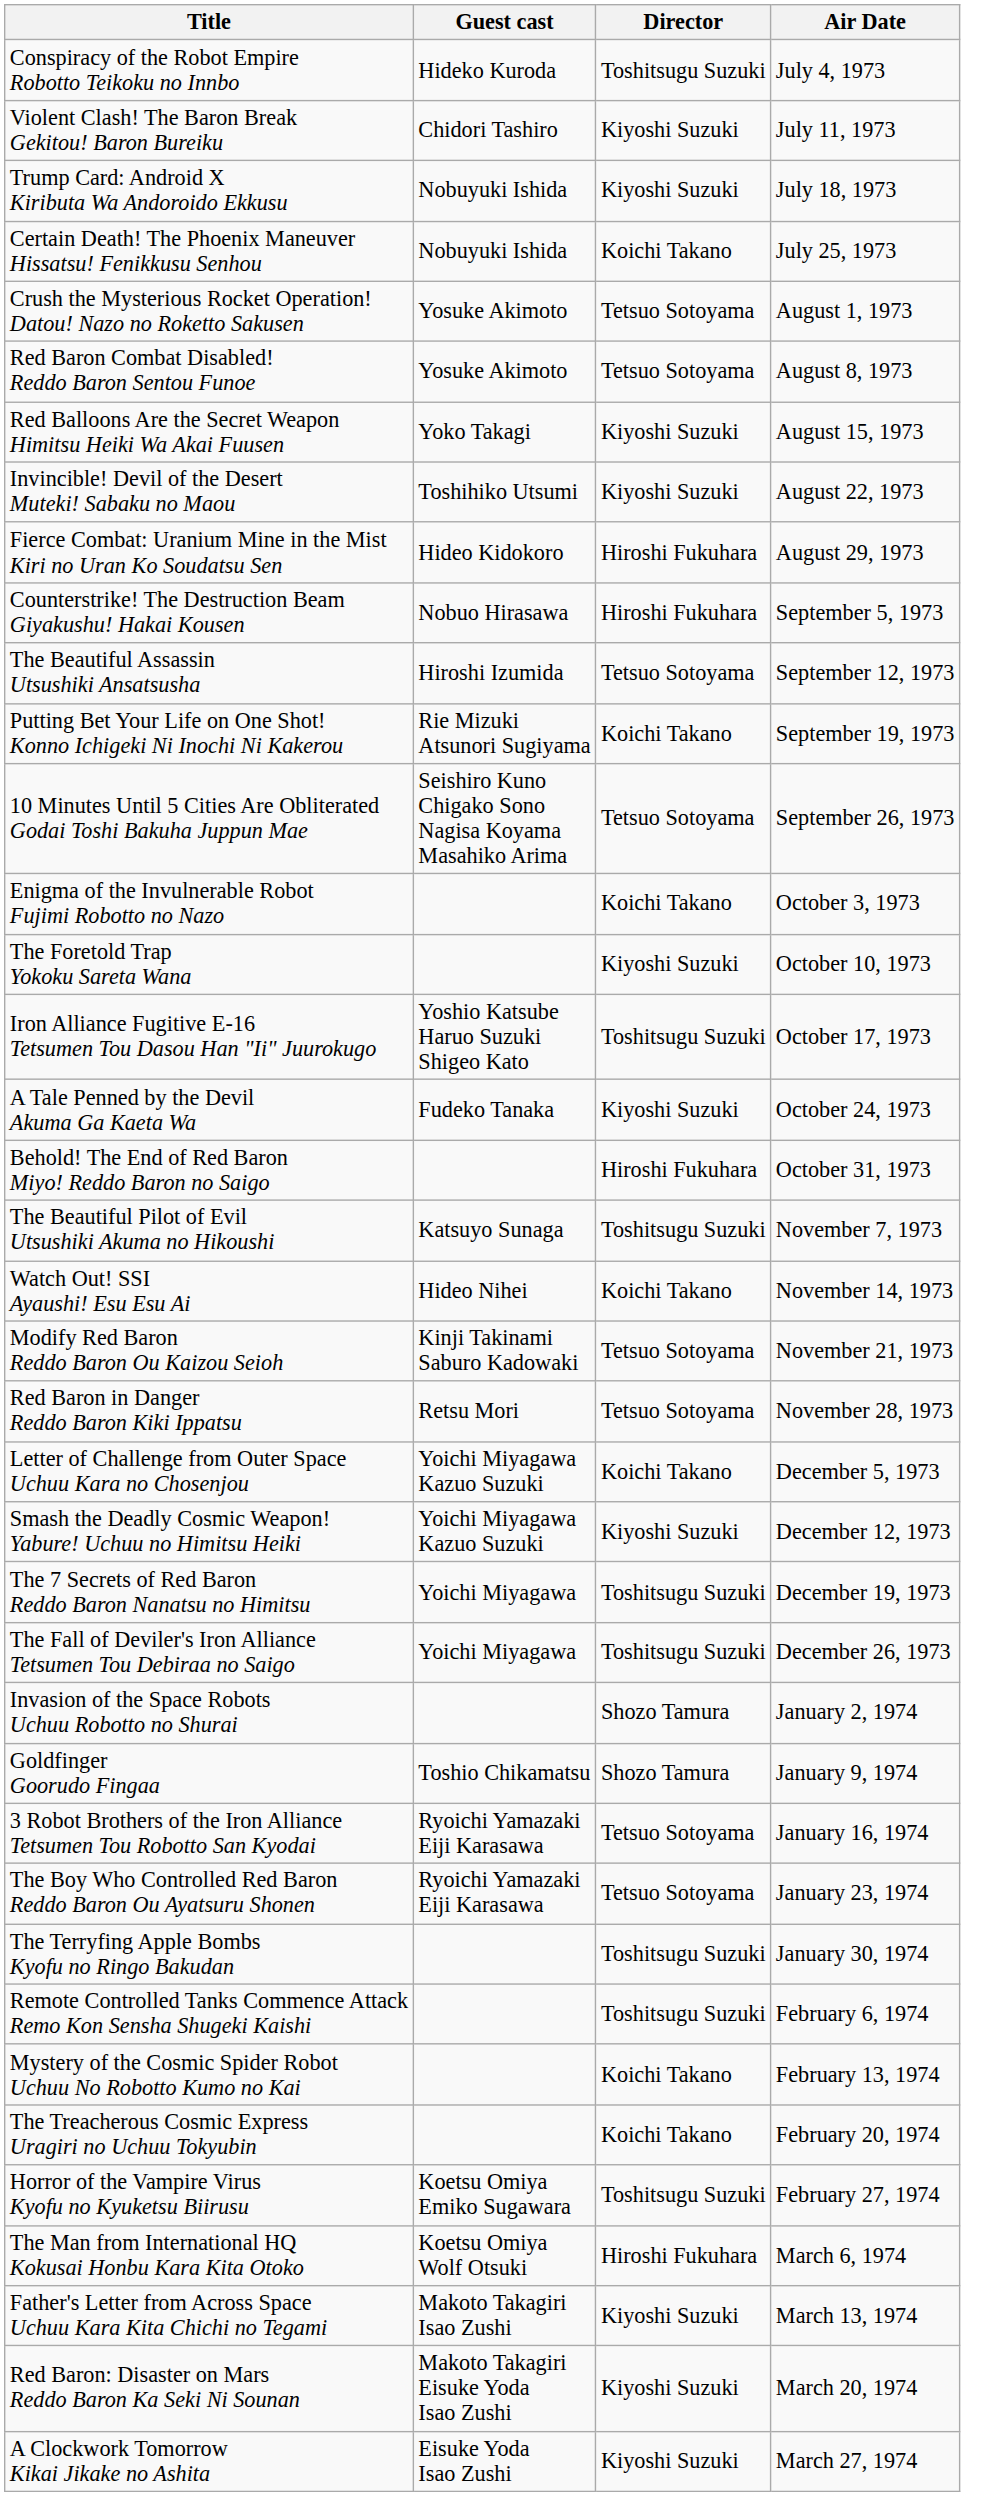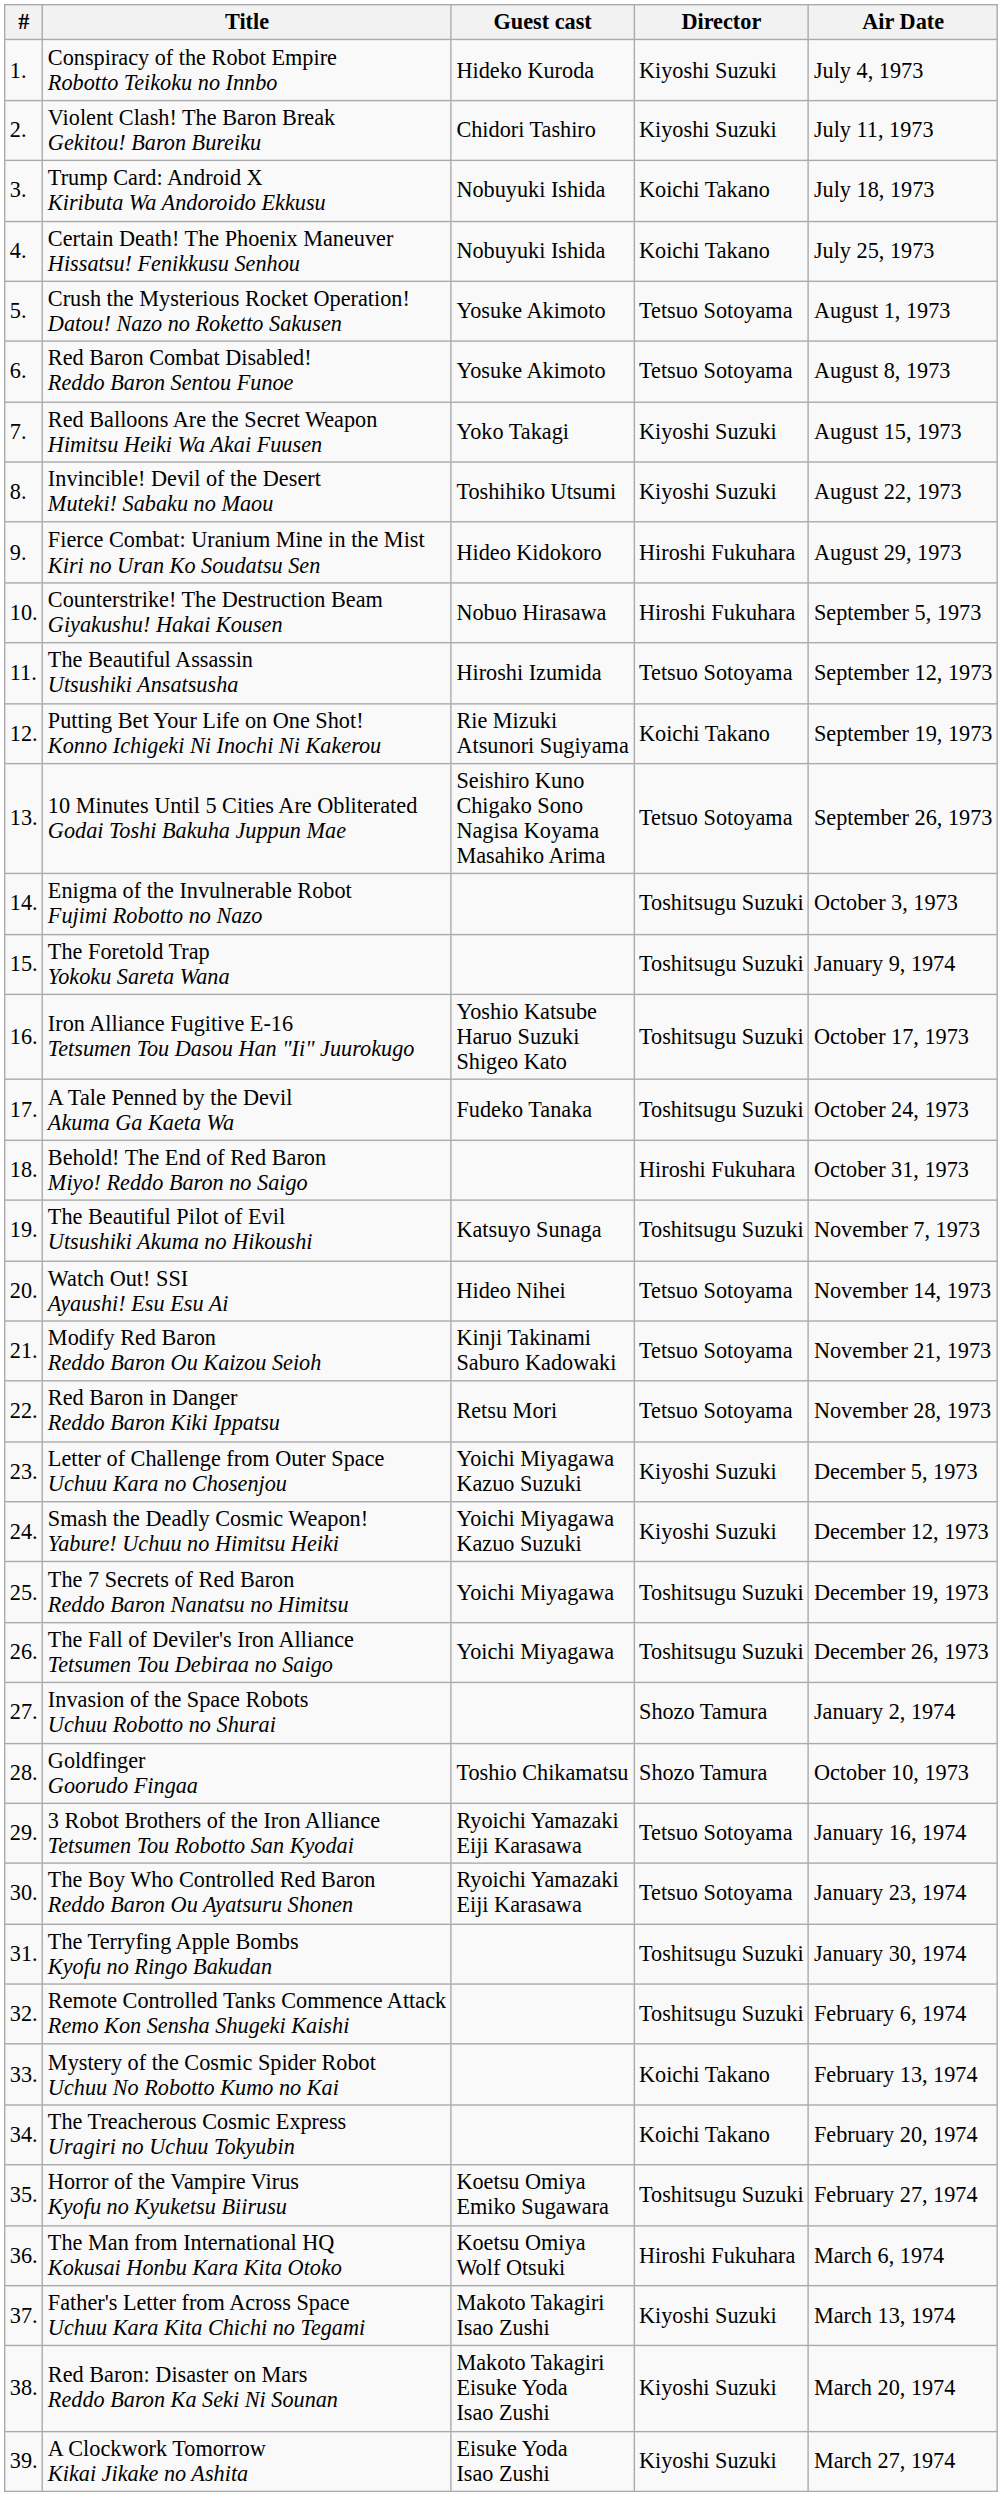+ column: (24, 22)
(683, 69) Toshitsugu Suzuki -> (708, 69) Kiyoshi Suzuki
(670, 190) Kiyoshi Suzuki -> (704, 190) Koichi Takano
(666, 903) Koichi Takano -> (721, 903) Toshitsugu Suzuki
(670, 964) Kiyoshi Suzuki -> (721, 964) Toshitsugu Suzuki
(853, 964) October 10, 1973 -> (885, 964) January 9, 1974
(670, 1109) Kiyoshi Suzuki -> (721, 1109) Toshitsugu Suzuki
(666, 1290) Koichi Takano -> (716, 1290) Tetsuo Sotoyama
(666, 1471) Koichi Takano -> (708, 1471) Kiyoshi Suzuki
(847, 1772) January 9, 1974 -> (891, 1772) October 10, 1973
